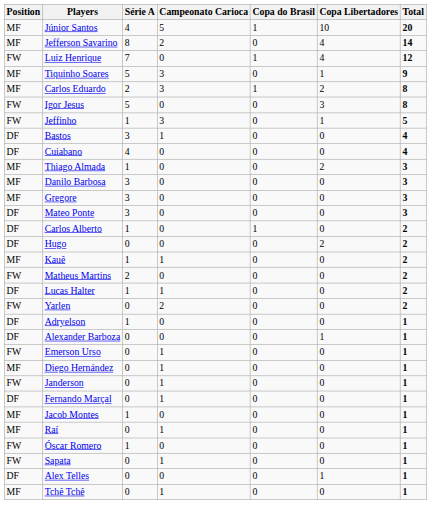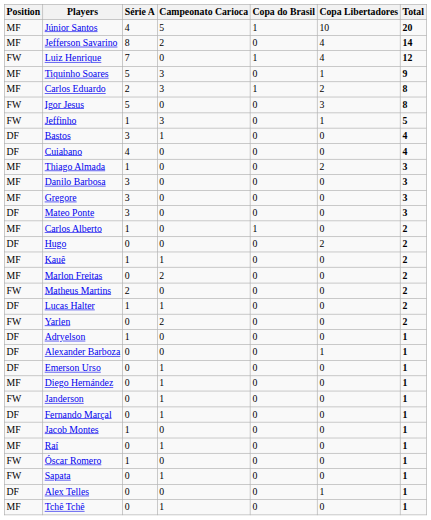(13, 228) DF -> (14, 228) MF
+ row: (74, 275)
(14, 352) FW -> (13, 368) DF
